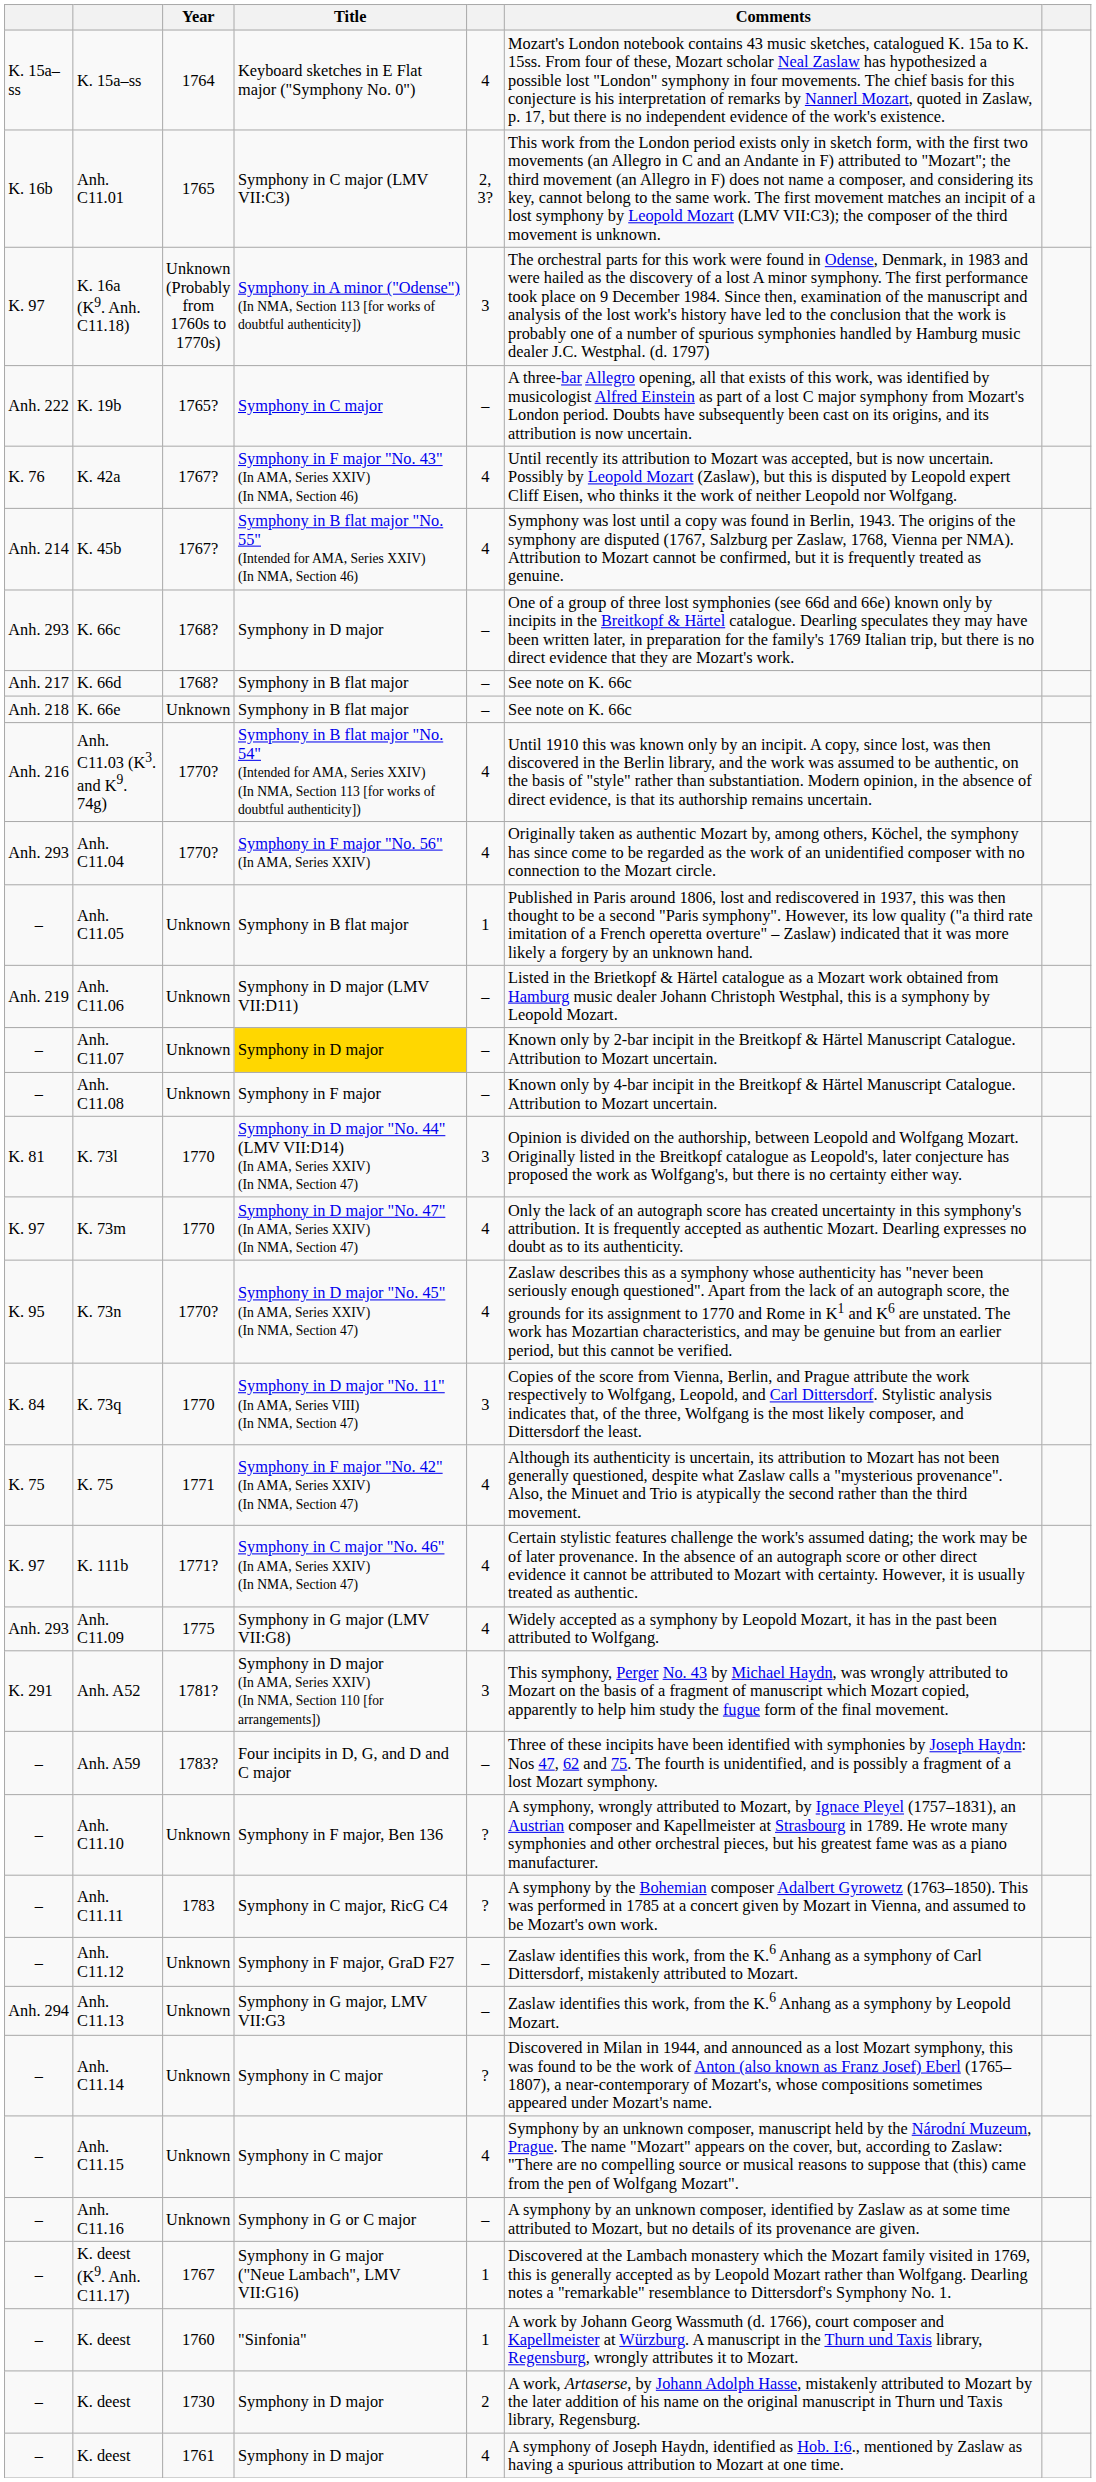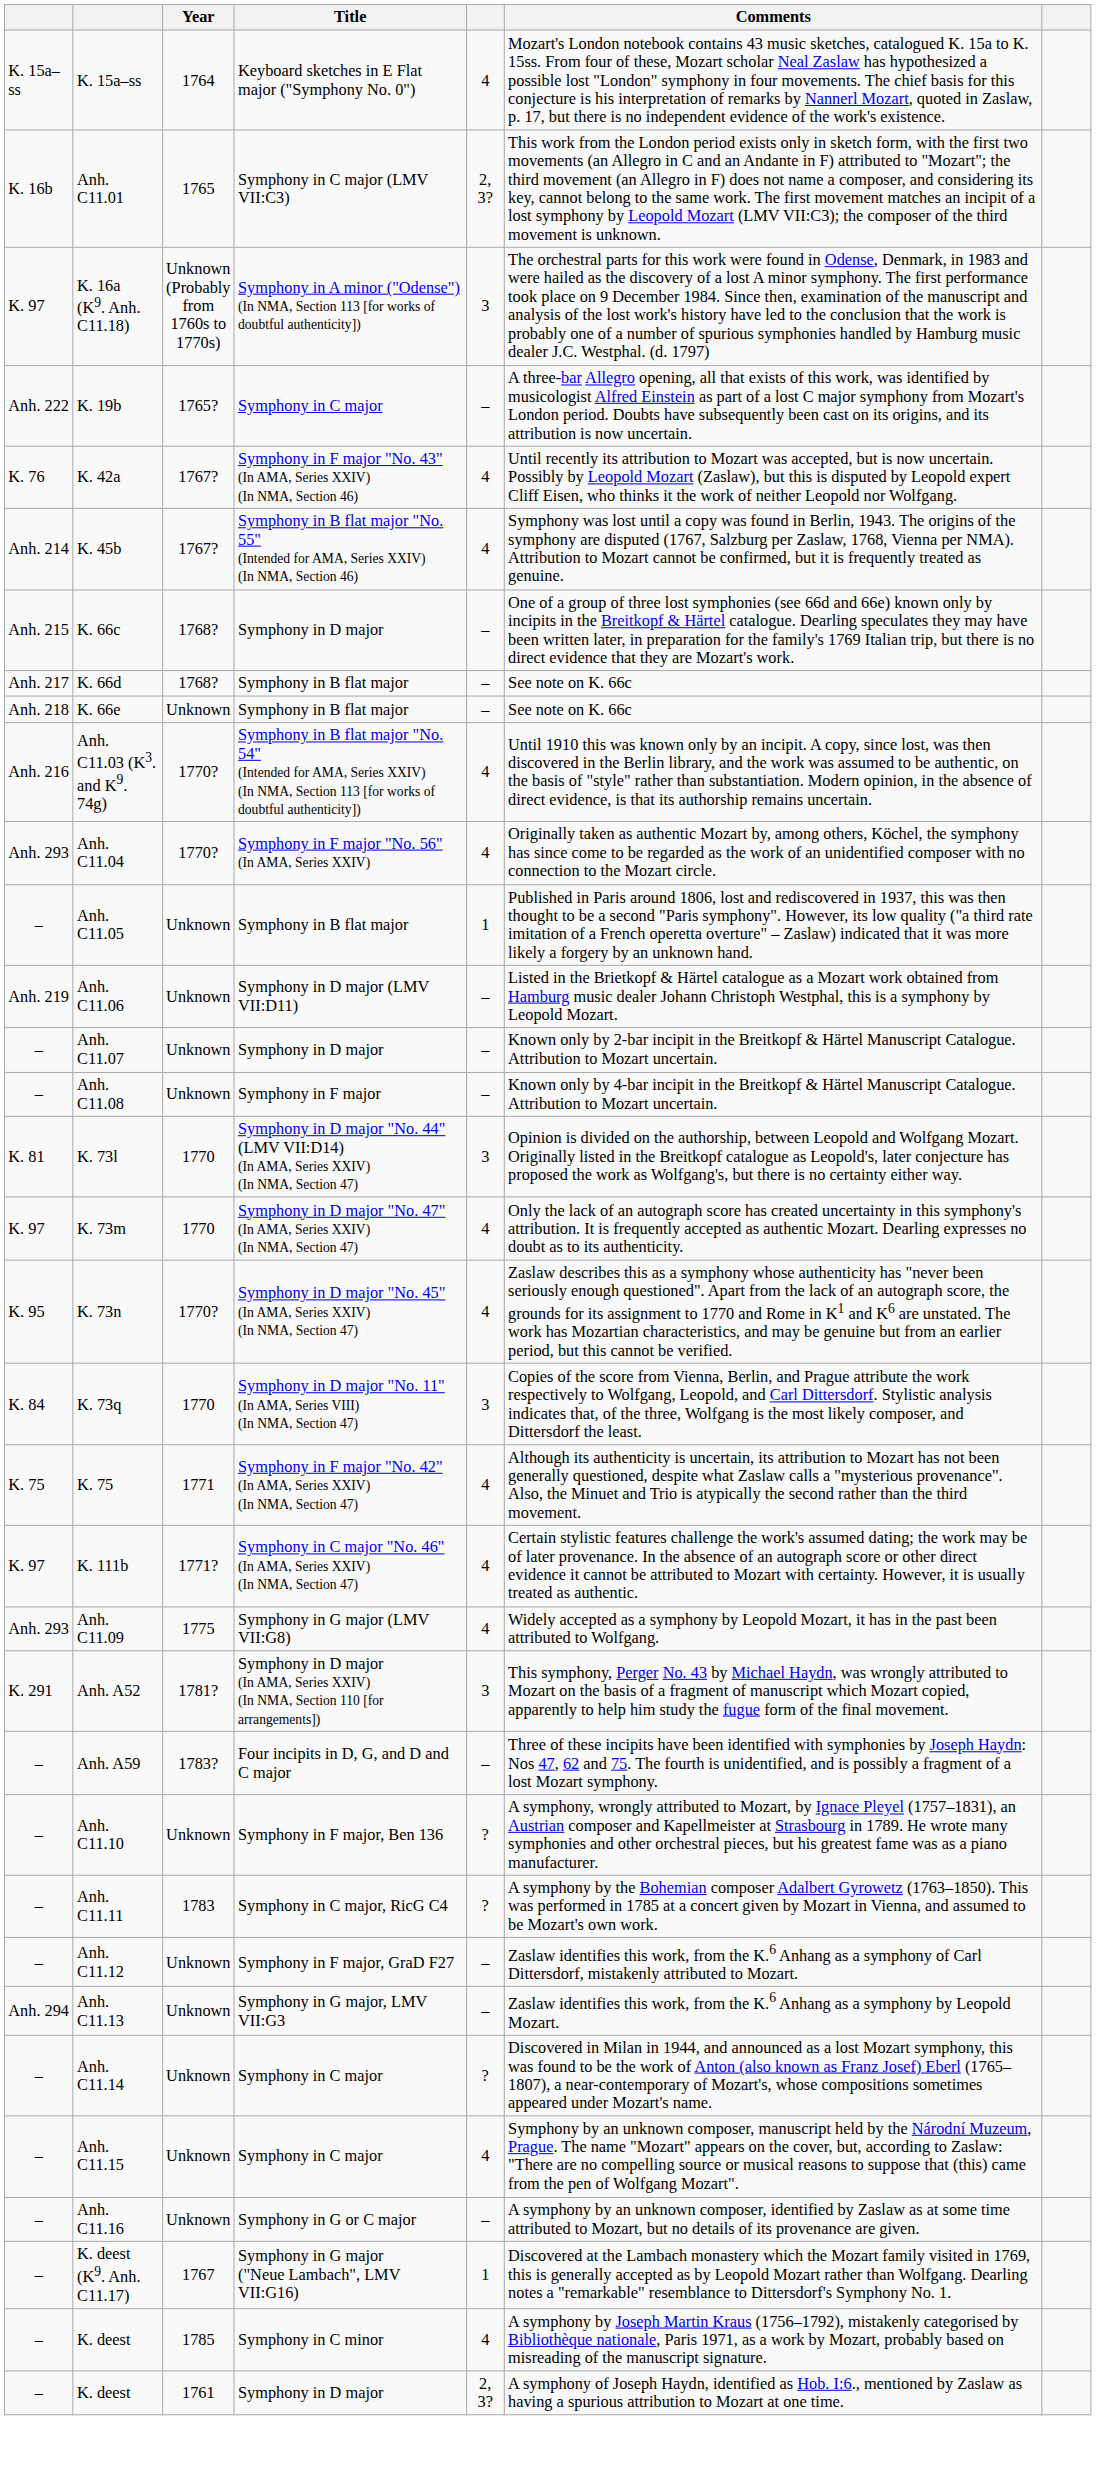(39, 630) Anh. 293 -> (39, 630) Anh. 215
(311, 1049) gold background -> (311, 1049) no background
- row: (104, 2339)
+ row: (104, 2339)
- row: (104, 2402)
(485, 2455) 4 -> (485, 2393) 2, 3?
